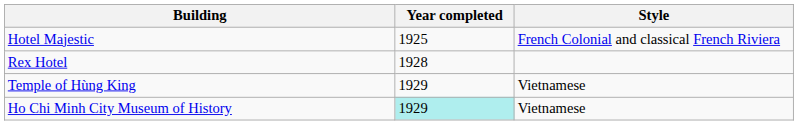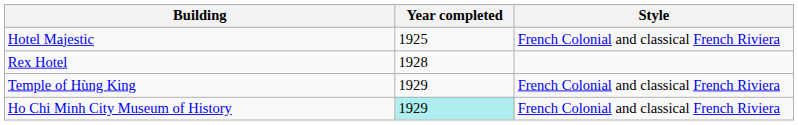(552, 85) Vietnamese -> (649, 85) French Colonial and classical French Riviera
(552, 108) Vietnamese -> (649, 108) French Colonial and classical French Riviera
